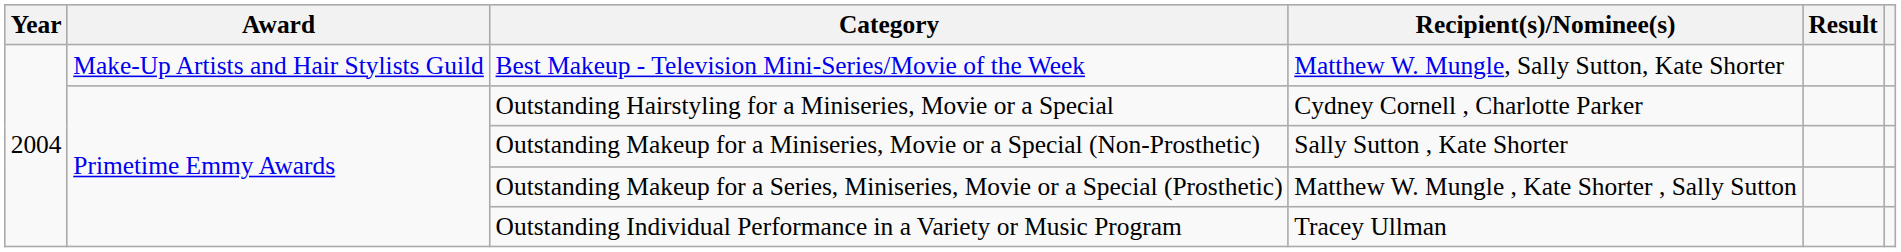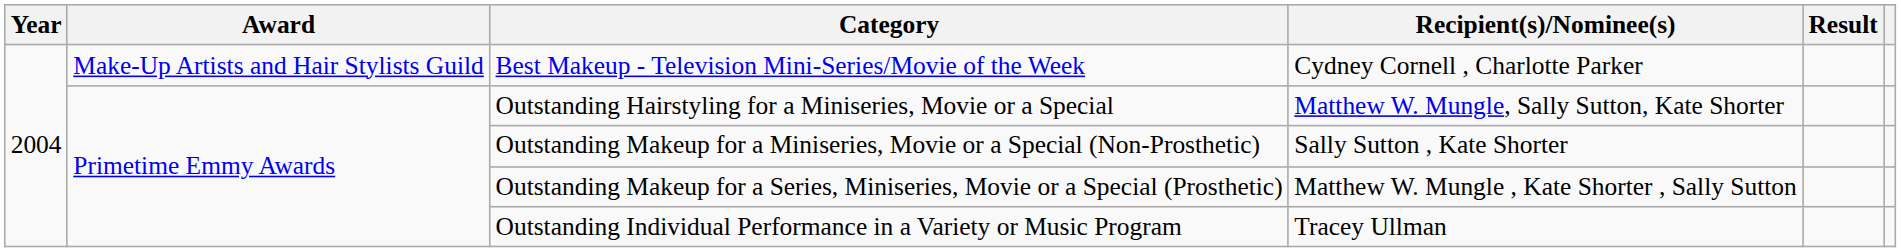(1539, 65) Matthew W. Mungle, Sally Sutton, Kate Shorter -> (1468, 65) Cydney Cornell , Charlotte Parker
(1468, 105) Cydney Cornell , Charlotte Parker -> (1539, 105) Matthew W. Mungle, Sally Sutton, Kate Shorter
